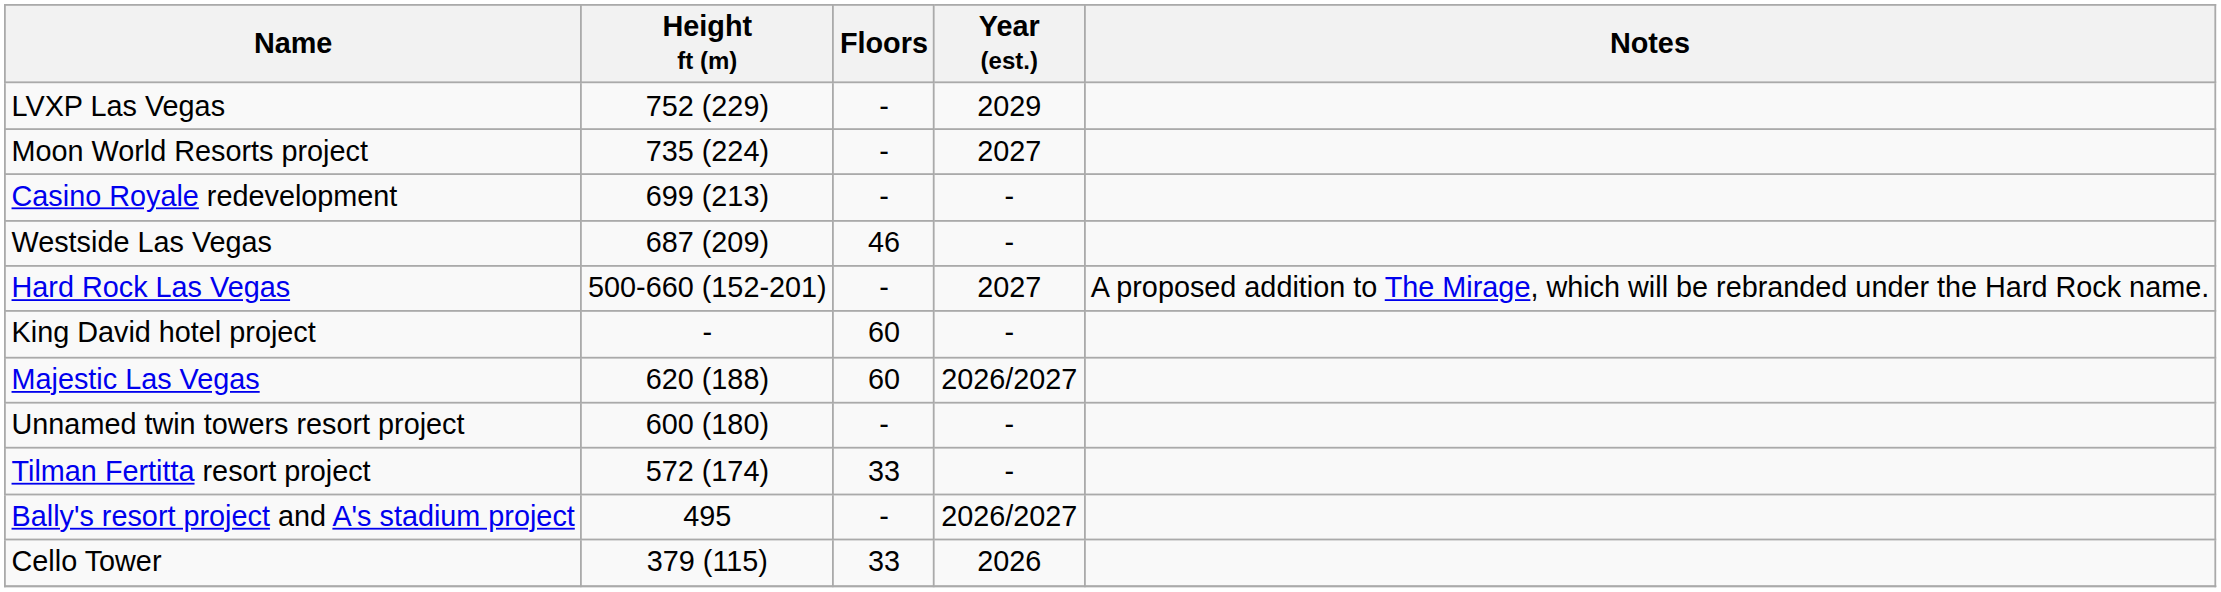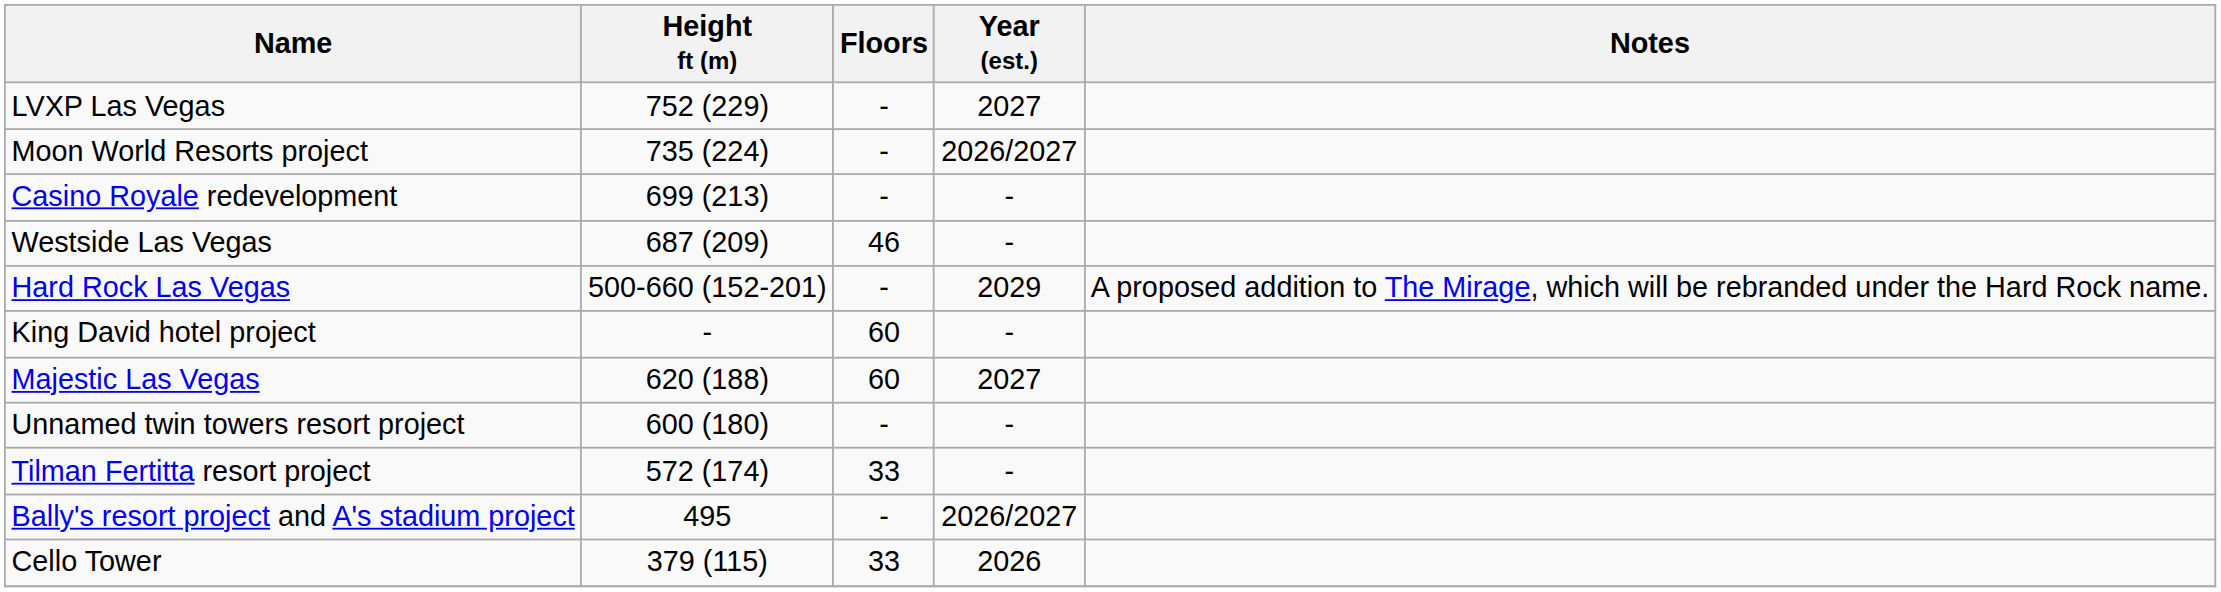(1009, 105) 2029 -> (1009, 105) 2027
(1009, 151) 2027 -> (1009, 151) 2026/2027
(1009, 288) 2027 -> (1009, 288) 2029
(1009, 379) 2026/2027 -> (1009, 379) 2027
